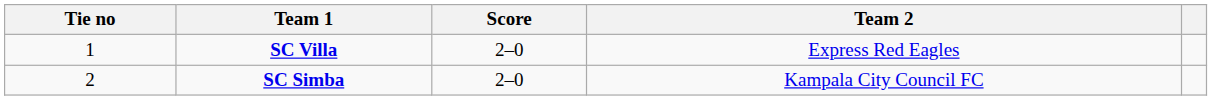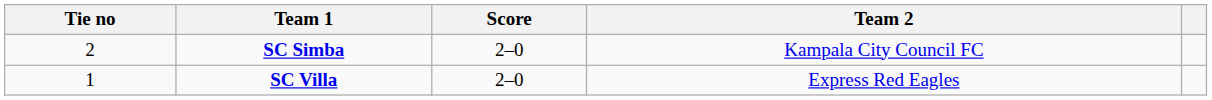rows swapped: (304, 49) <-> (304, 79)
